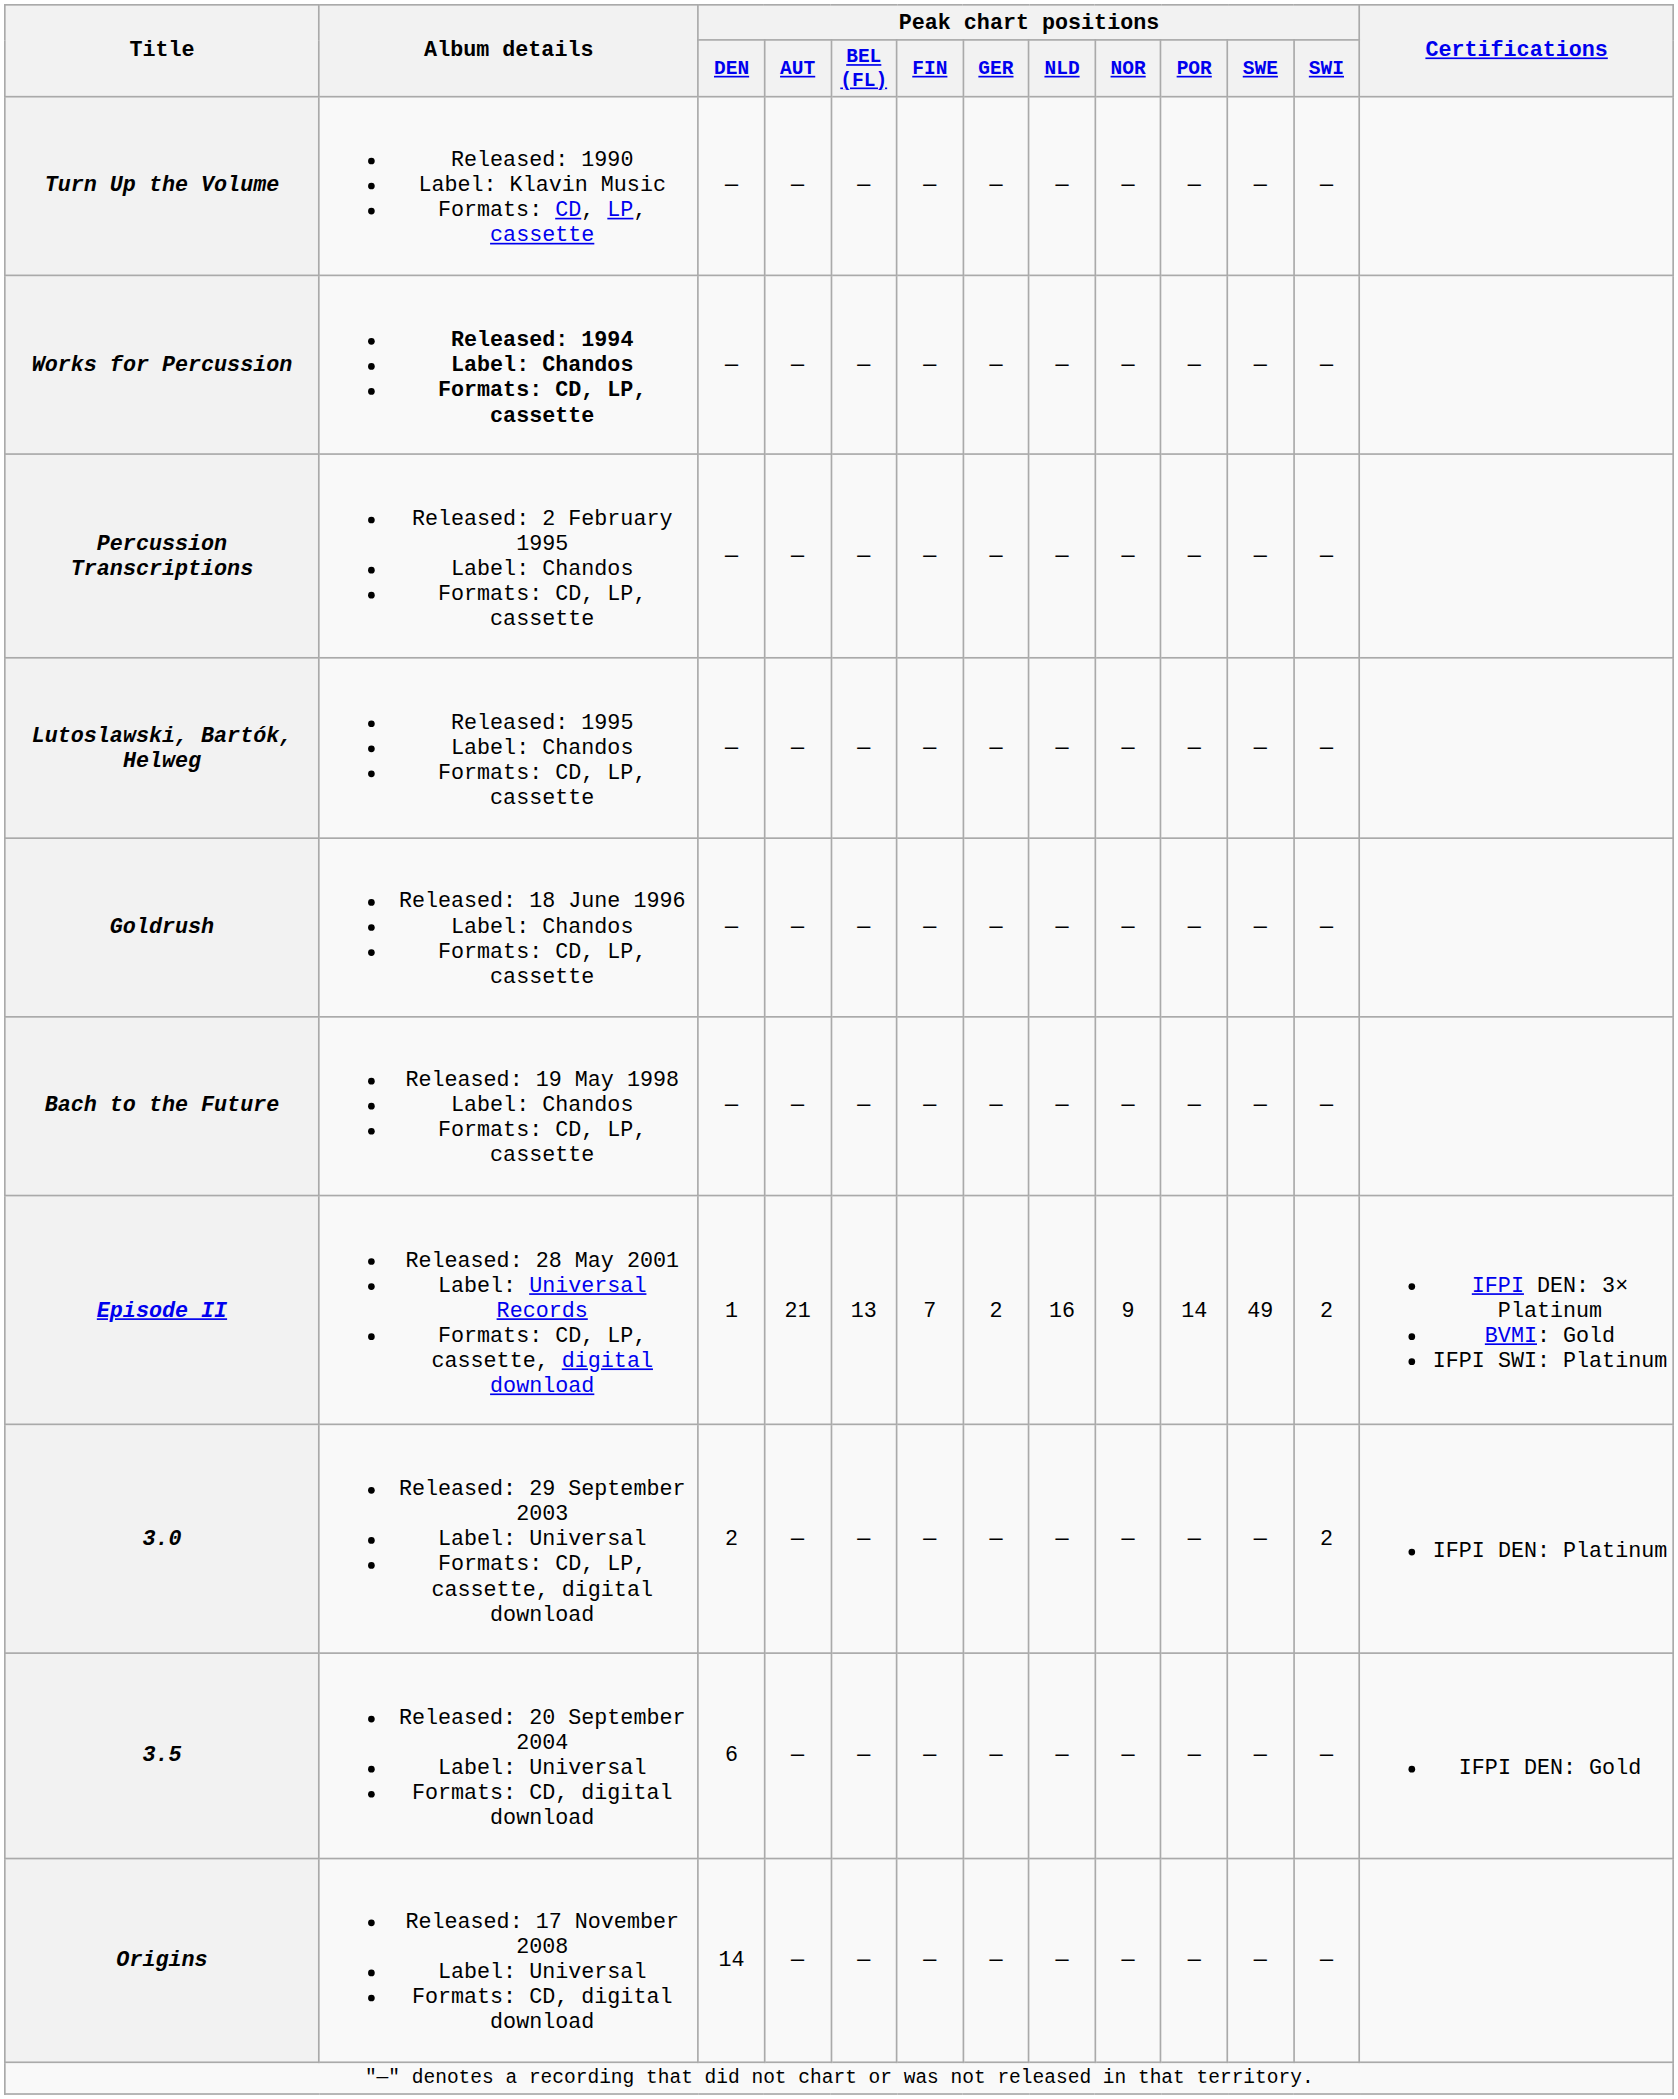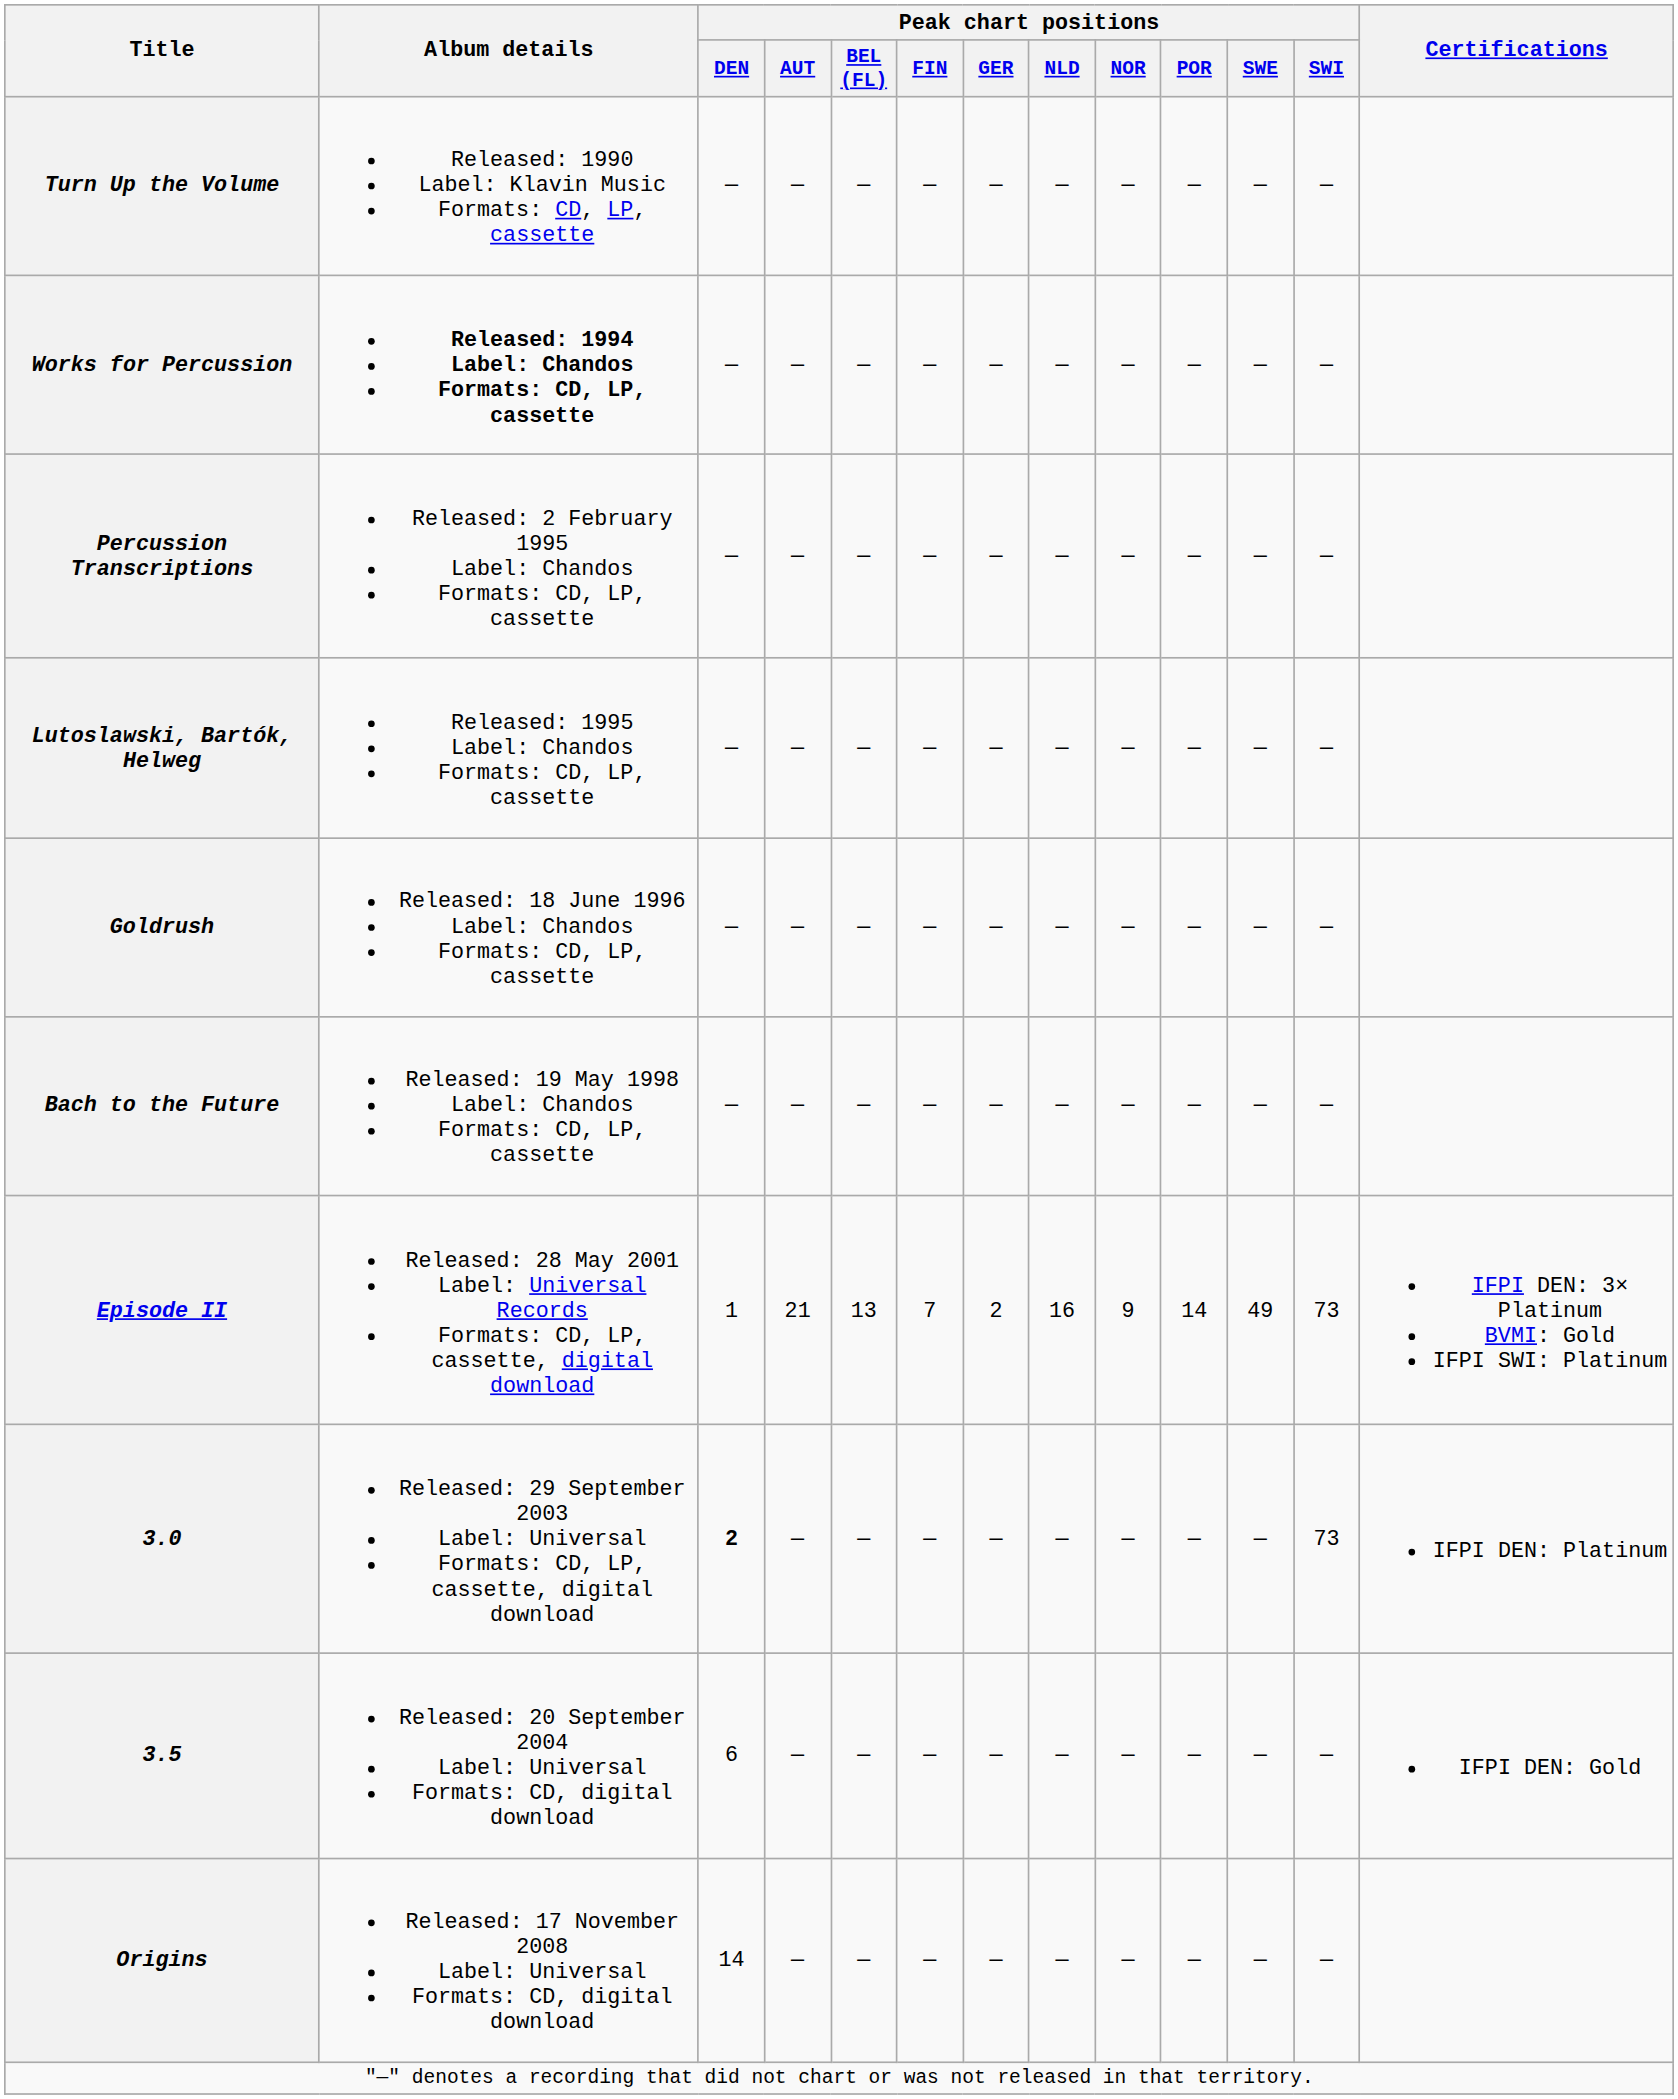(1326, 1310) 2 -> (1326, 1310) 73
(732, 1539) normal -> (732, 1539) bold
(1326, 1539) 2 -> (1326, 1539) 73
